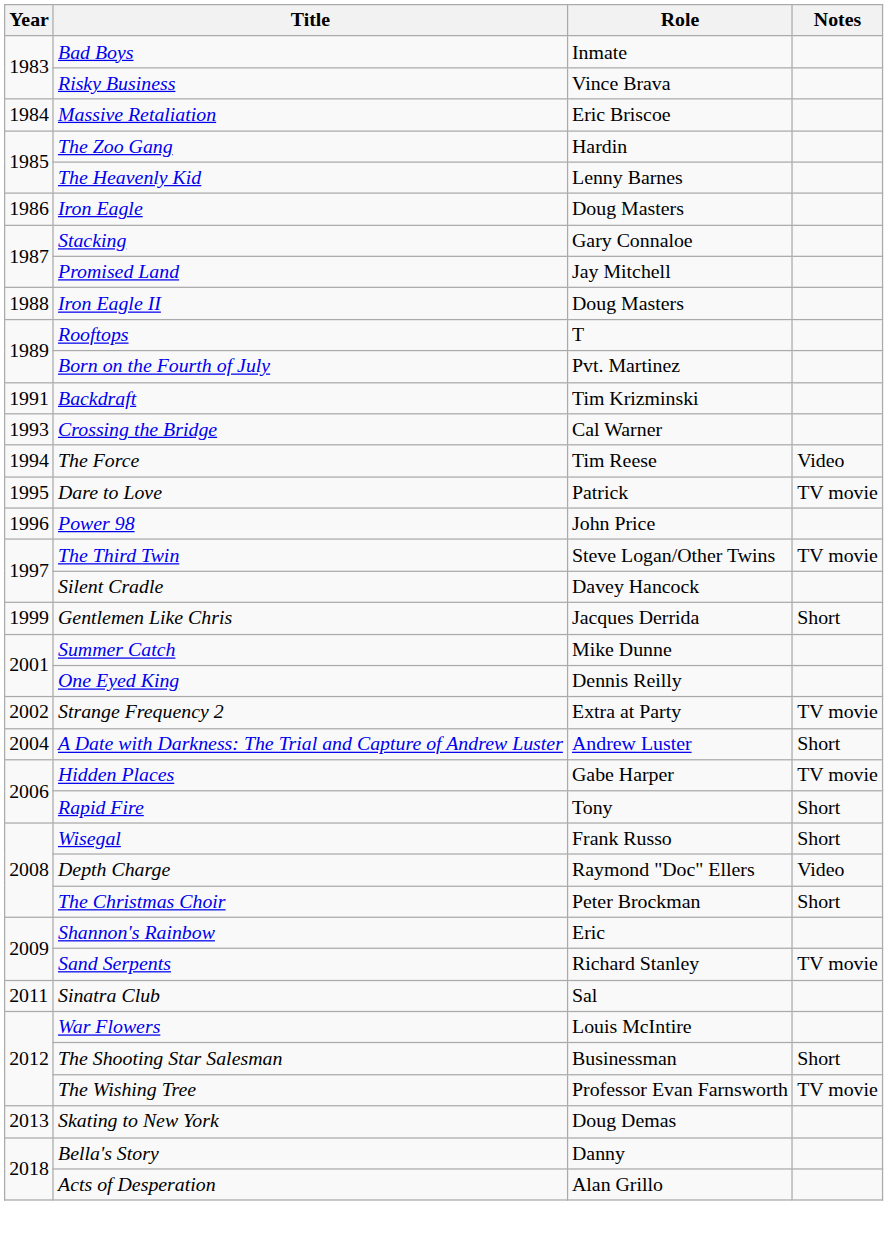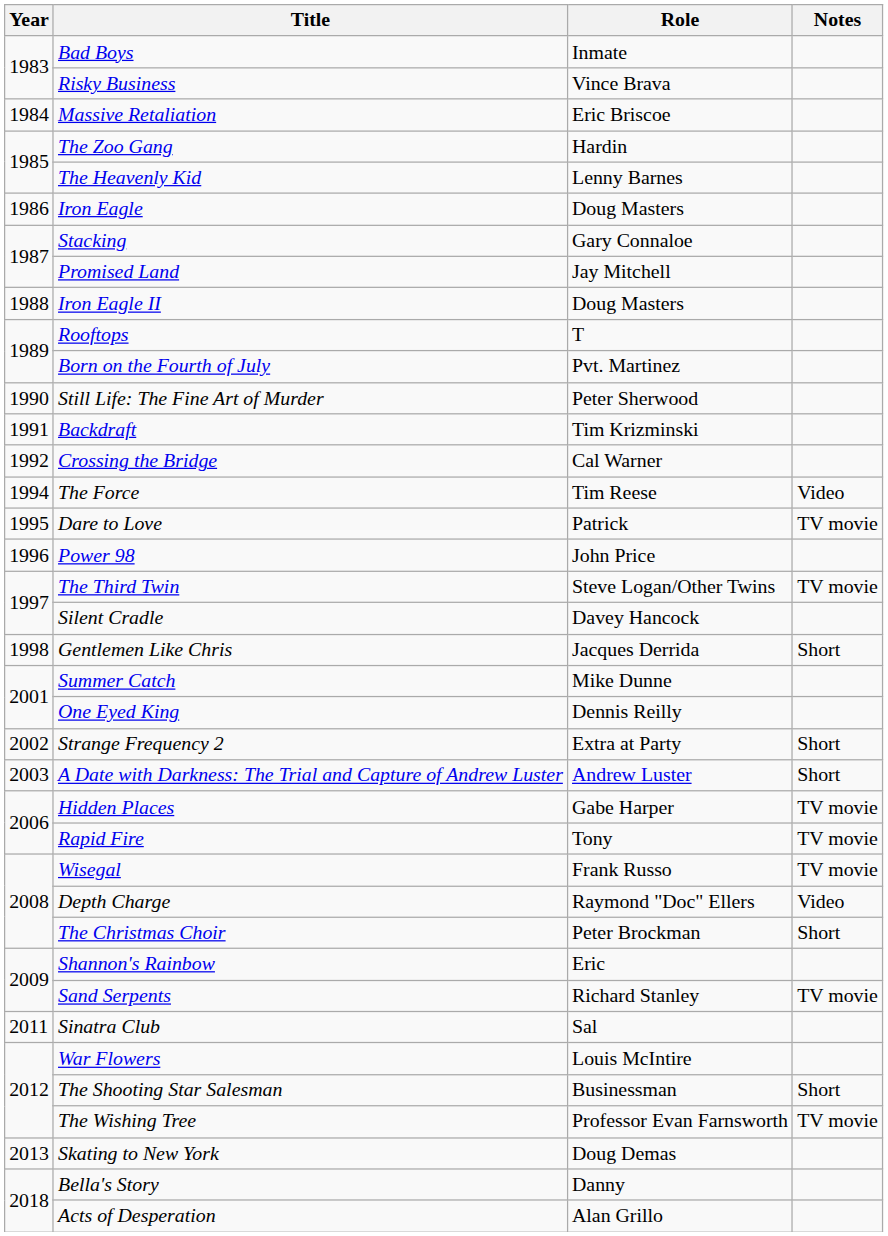+ row: (191, 397)
(29, 429) 1993 -> (29, 460) 1992
(29, 618) 1999 -> (29, 649) 1998
(837, 712) TV movie -> (819, 743) Short
(29, 743) 2004 -> (29, 775) 2003
(819, 806) Short -> (837, 838) TV movie
(819, 838) Short -> (837, 869) TV movie
